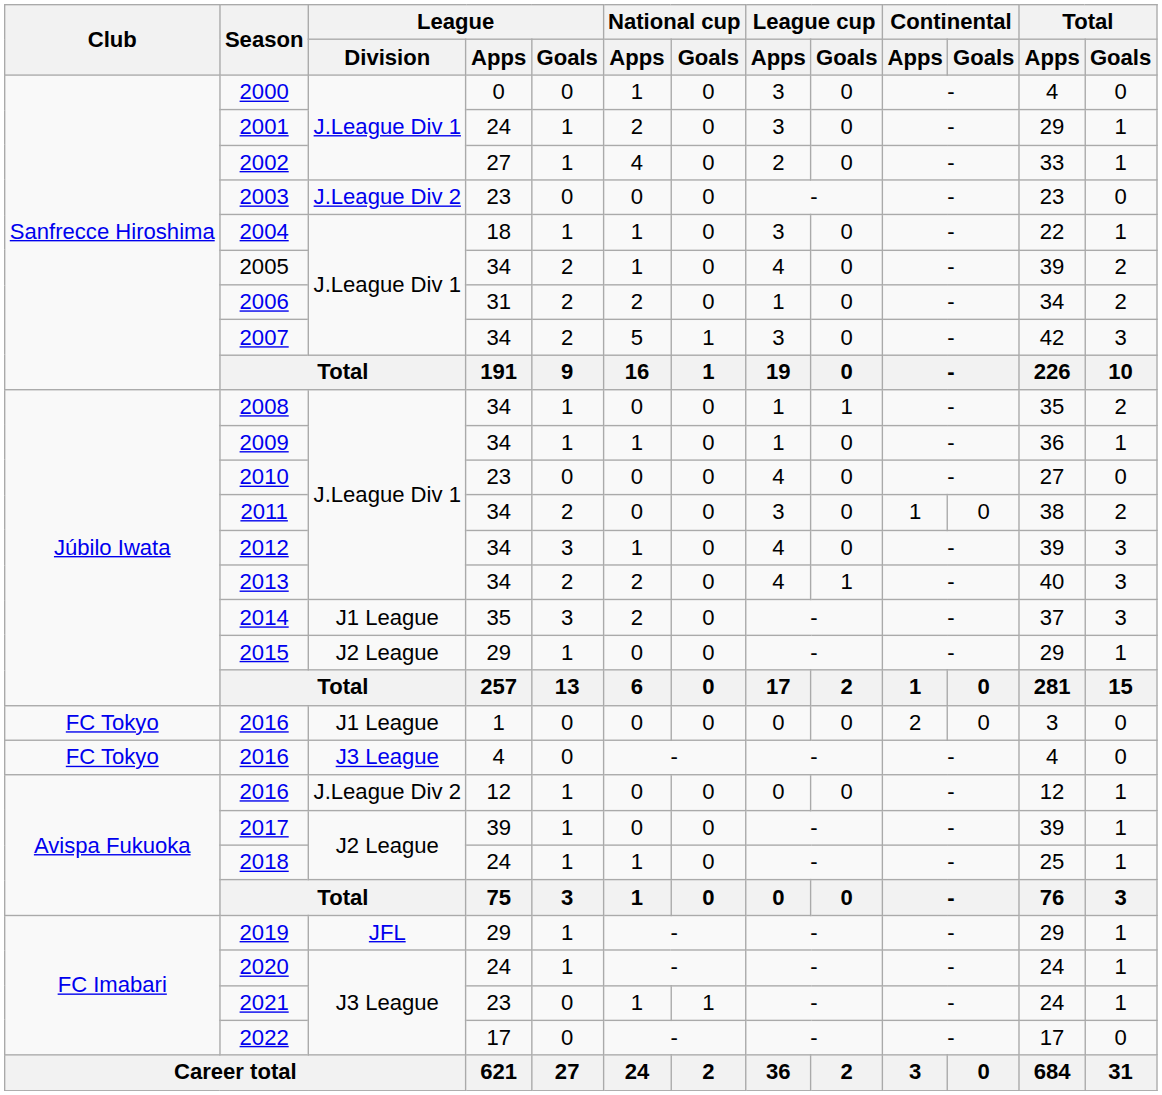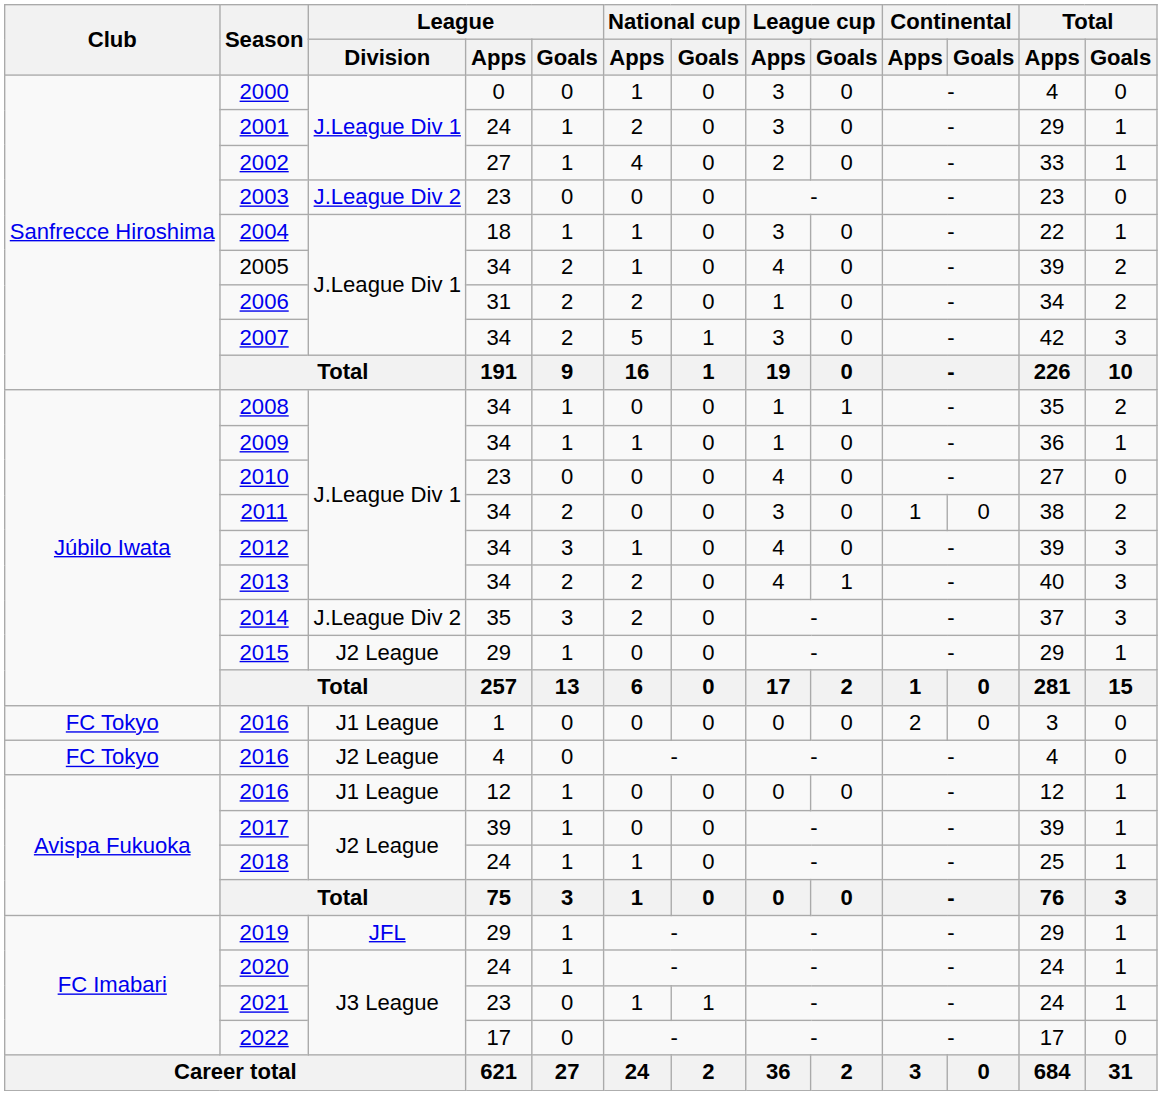(387, 617) J1 League -> (387, 617) J.League Div 2
(387, 757) J3 League -> (387, 757) J2 League
(387, 792) J.League Div 2 -> (387, 792) J1 League
